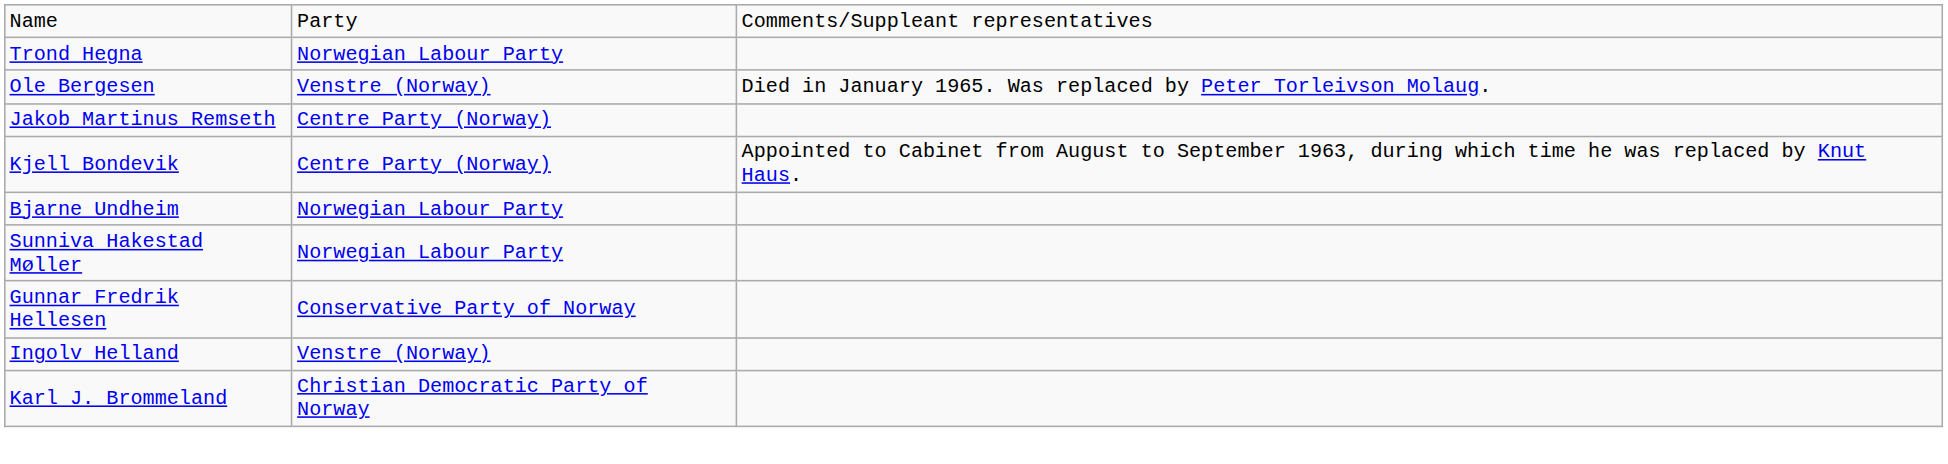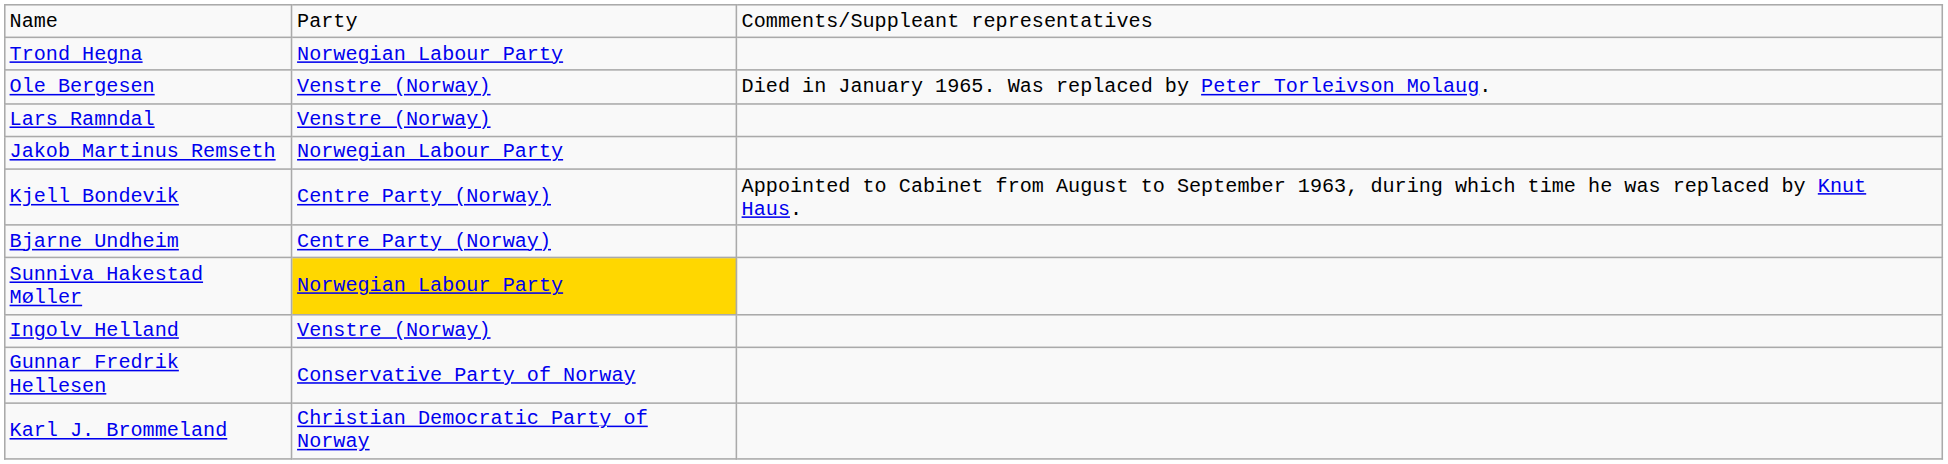+ row: (82, 120)
(424, 120) Centre Party (Norway) -> (430, 153) Norwegian Labour Party
(430, 209) Norwegian Labour Party -> (424, 241) Centre Party (Norway)
(430, 253) no background -> (430, 286) gold background
rows swapped: (94, 309) <-> (94, 354)
